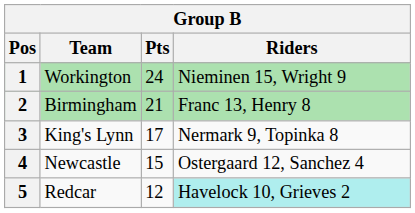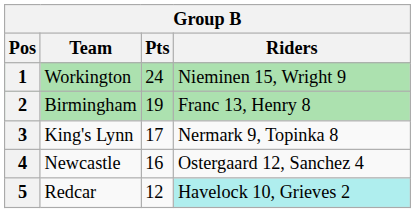(154, 105) 21 -> (154, 105) 19
(154, 163) 15 -> (154, 163) 16
